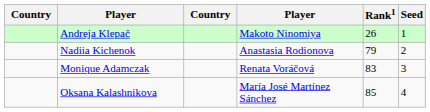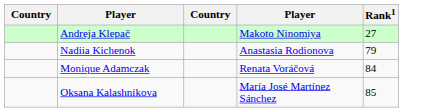- column: (412, 14)
(371, 33) 26 -> (371, 33) 27
(371, 68) 83 -> (371, 68) 84
